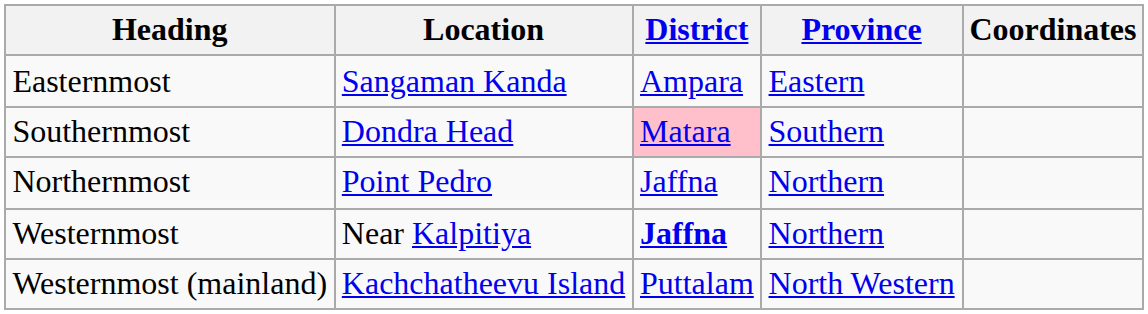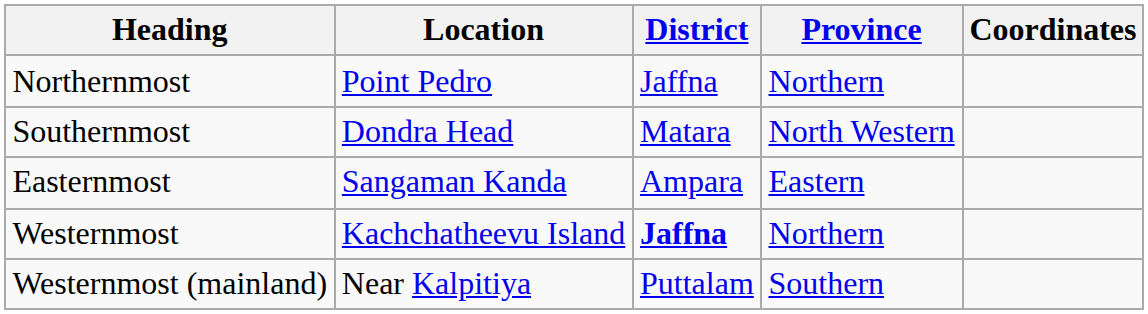rows swapped: (101, 182) <-> (91, 80)
(685, 131) pink background -> (685, 131) no background
(826, 131) Southern -> (862, 131) North Western
(436, 232) Near Kalpitiya -> (484, 232) Kachchatheevu Island
(484, 283) Kachchatheevu Island -> (436, 283) Near Kalpitiya
(862, 283) North Western -> (826, 283) Southern
